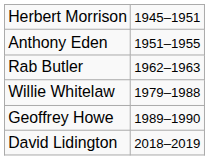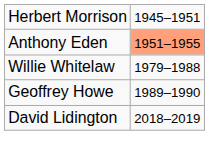(167, 43) no background -> (167, 43) lightsalmon background
- row: (46, 67)
